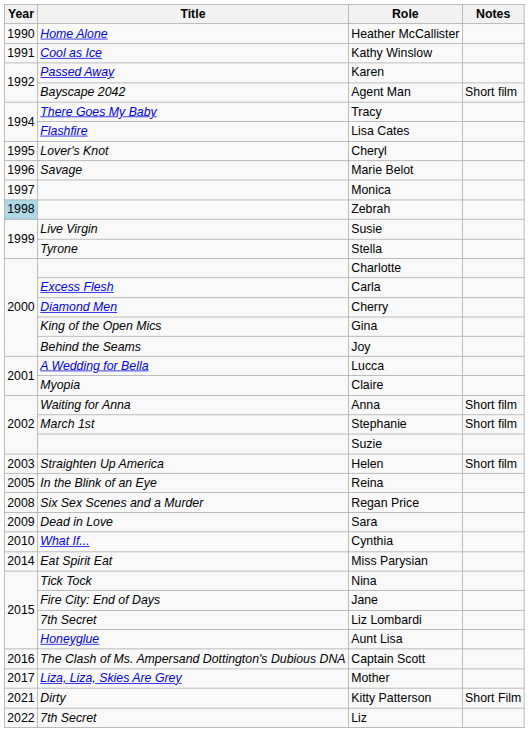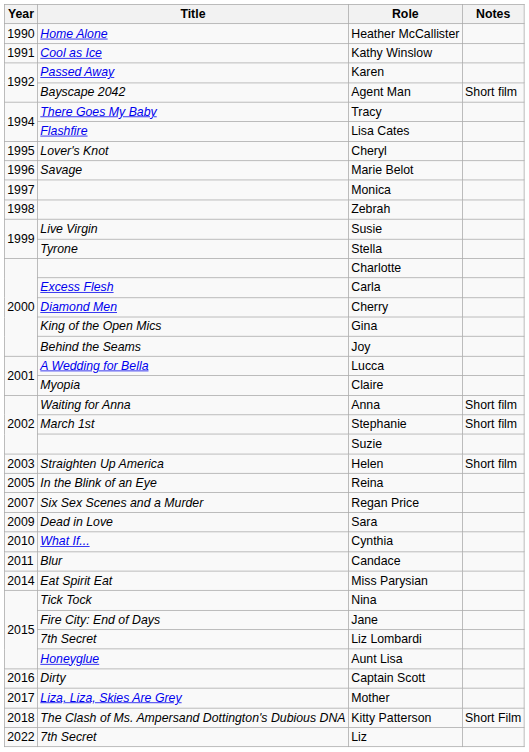(21, 209) lightblue background -> (21, 209) no background
(21, 502) 2008 -> (21, 502) 2007
+ row: (376, 561)
(193, 659) The Clash of Ms. Ampersand Dottington's Dubious DNA -> (53, 678) Dirty
(21, 698) 2021 -> (21, 717) 2018
(53, 698) Dirty -> (193, 717) The Clash of Ms. Ampersand Dottington's Dubious DNA
